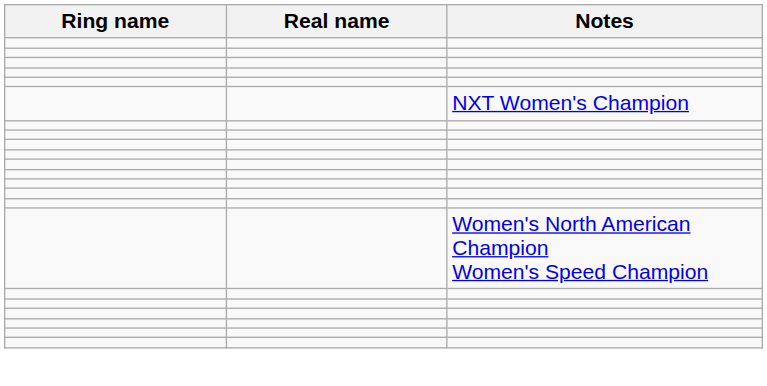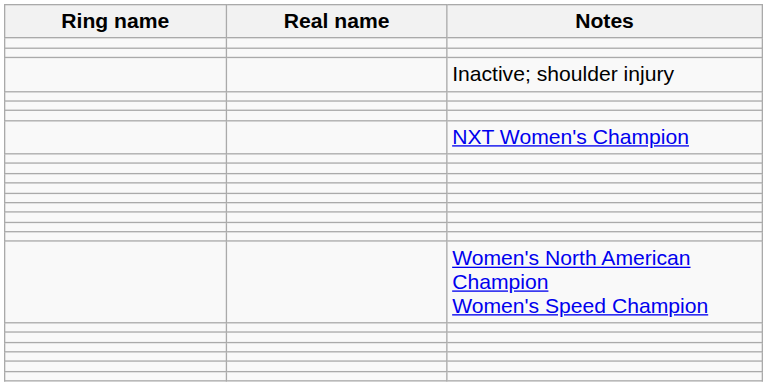+ row: (115, 74)
